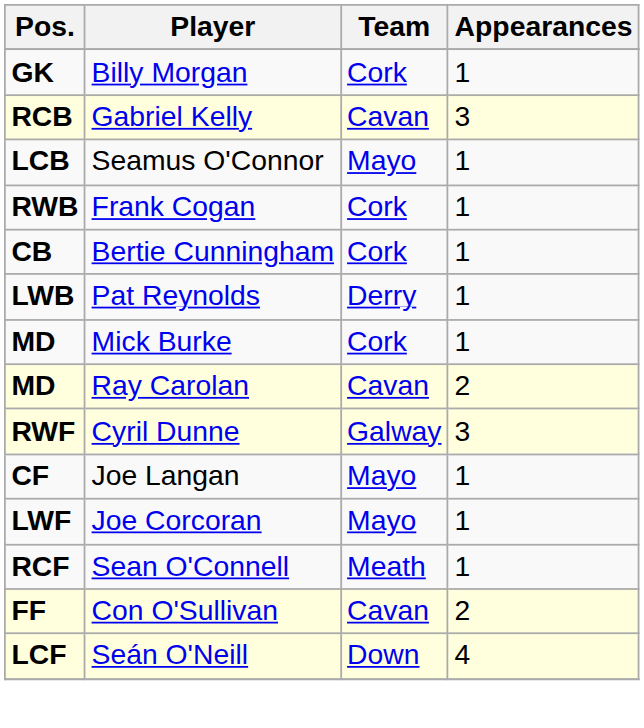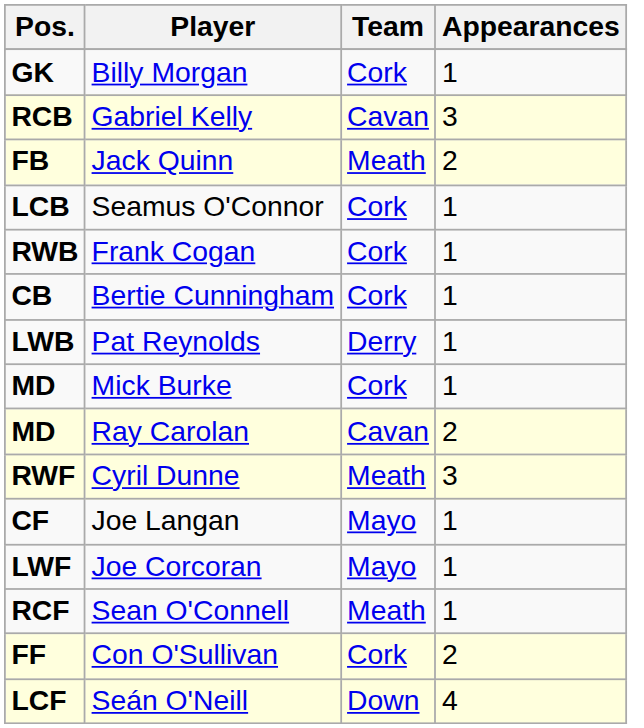+ row: (162, 161)
(382, 161) Mayo -> (377, 206) Cork
(394, 431) Galway -> (386, 476) Meath
(388, 610) Cavan -> (377, 655) Cork
